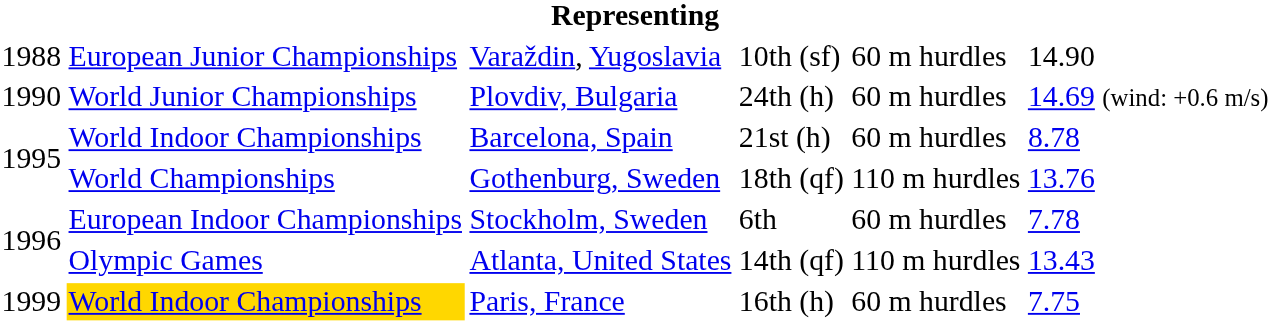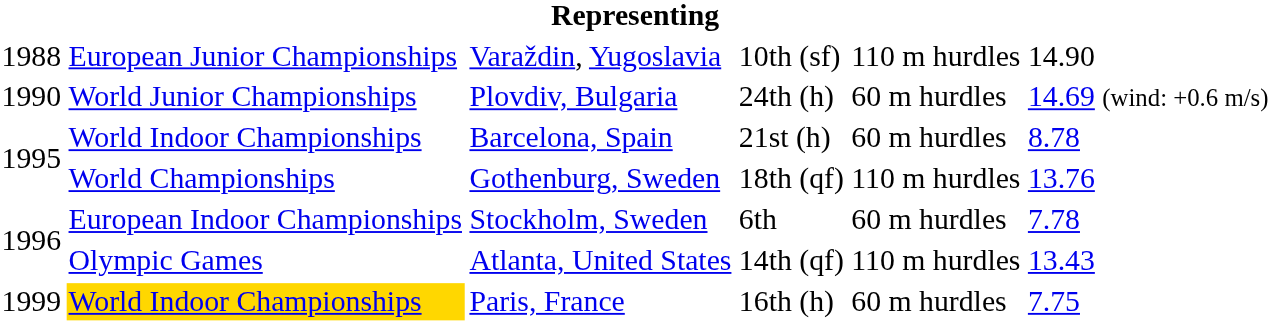(929, 55) 60 m hurdles -> (936, 55) 110 m hurdles
